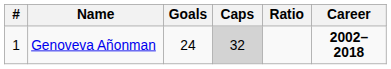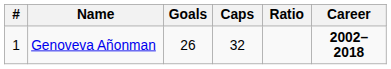(188, 44) 24 -> (188, 44) 26
(237, 44) lightgrey background -> (237, 44) no background
